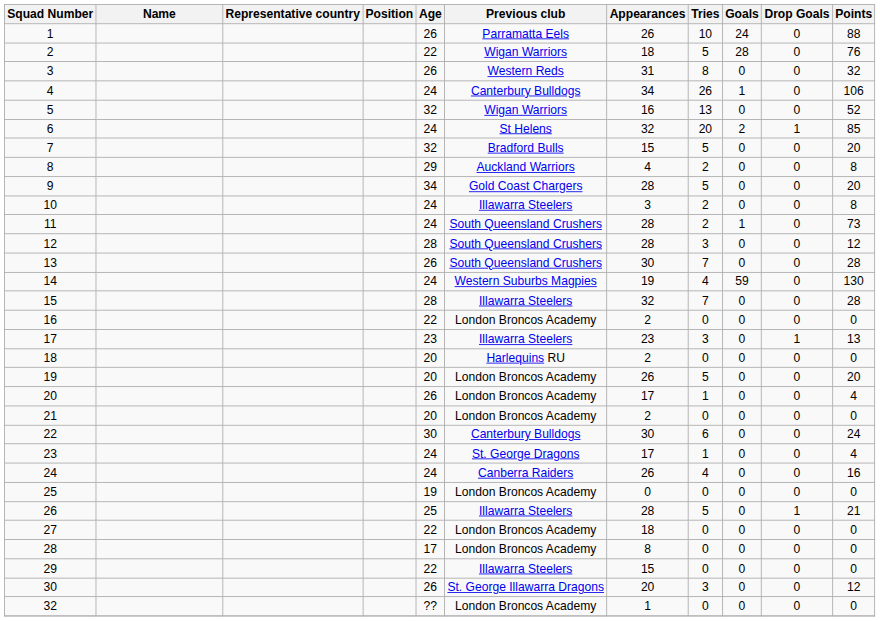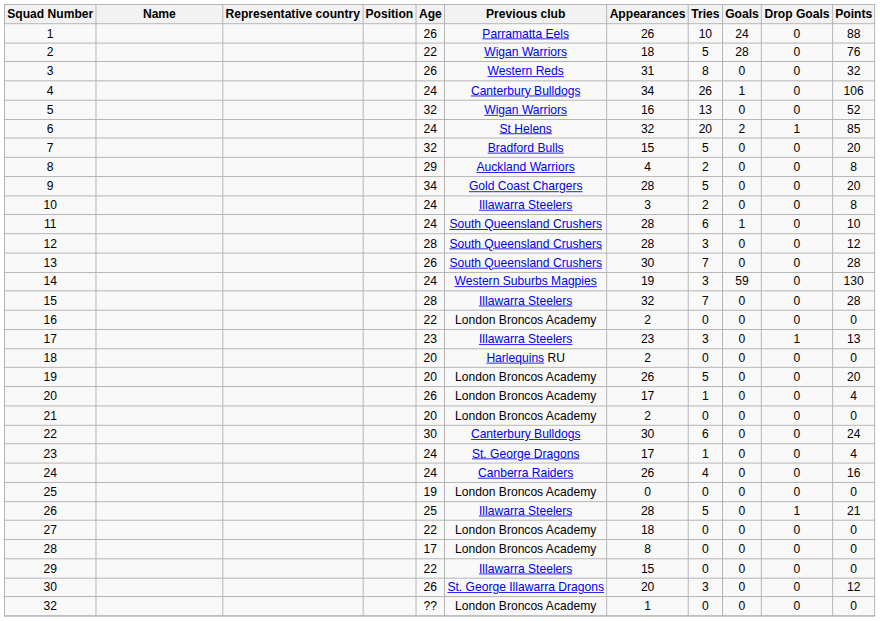(705, 225) 2 -> (705, 225) 6
(854, 225) 73 -> (854, 225) 10
(705, 282) 4 -> (705, 282) 3
